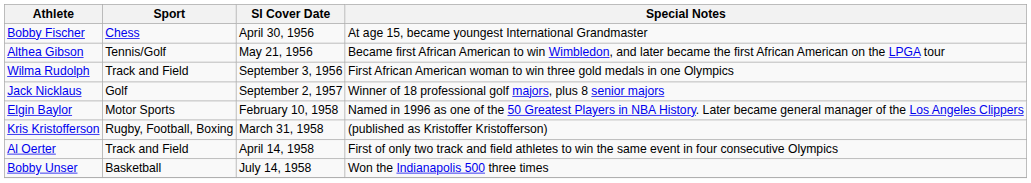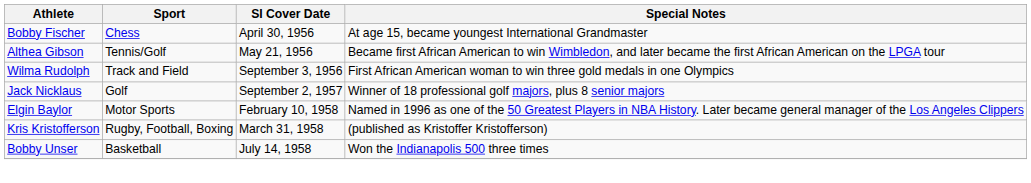- row: (32, 149)
